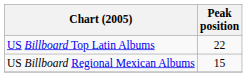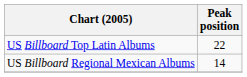(220, 63) 15 -> (220, 63) 14
